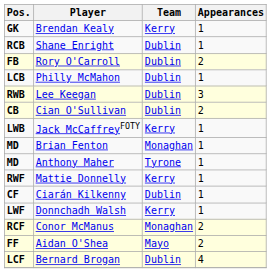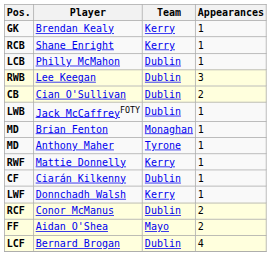(163, 45) Dublin -> (160, 45) Kerry
- row: (78, 61)
(160, 128) Kerry -> (163, 112) Dublin
(169, 227) Monaghan -> (163, 211) Dublin
